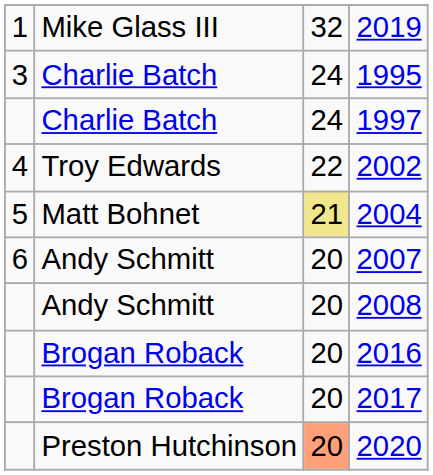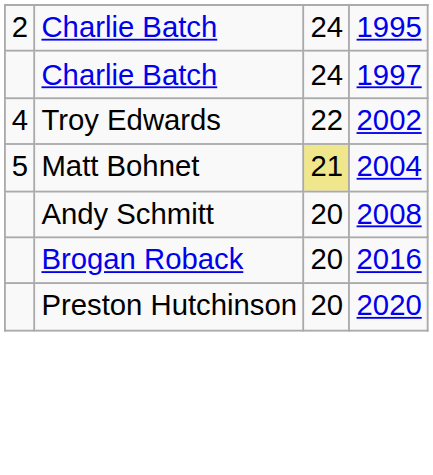- row: (389, 27)
(20, 74) 3 -> (20, 27) 2
- row: (389, 259)
- row: (389, 399)
(327, 445) lightsalmon background -> (327, 306) no background
